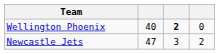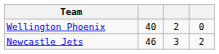(176, 27) bold -> (176, 27) normal
(151, 41) 47 -> (151, 41) 46
